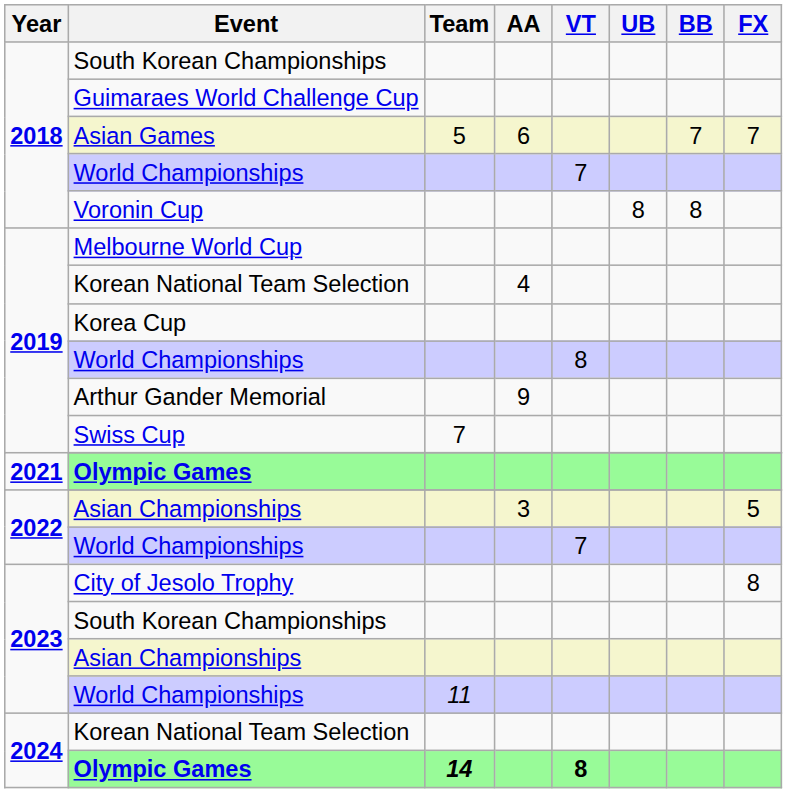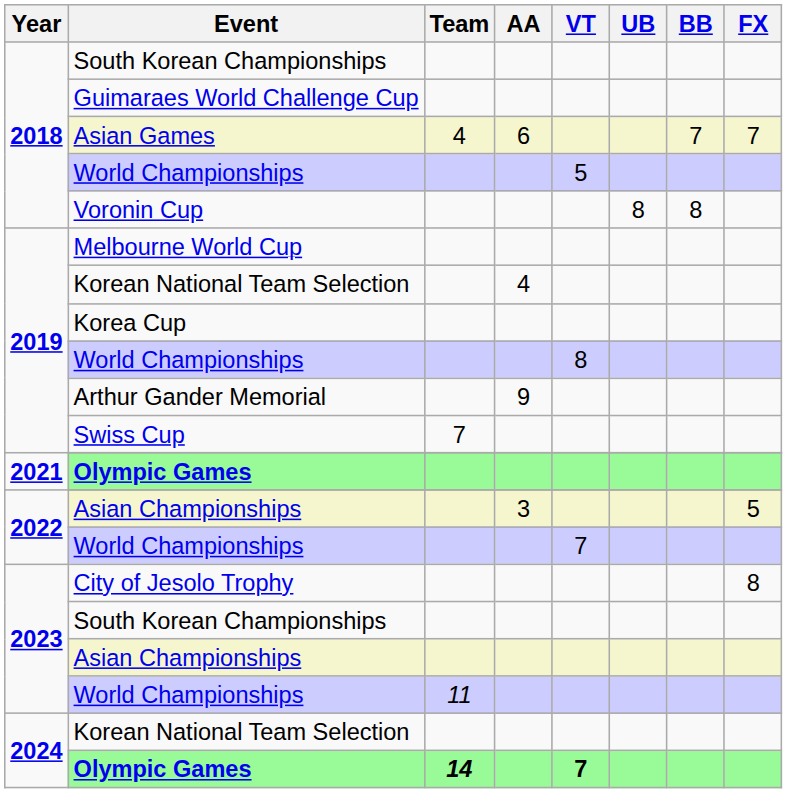(459, 136) 5 -> (459, 136) 4
(581, 173) 7 -> (581, 173) 5
(581, 770) 8 -> (581, 770) 7
